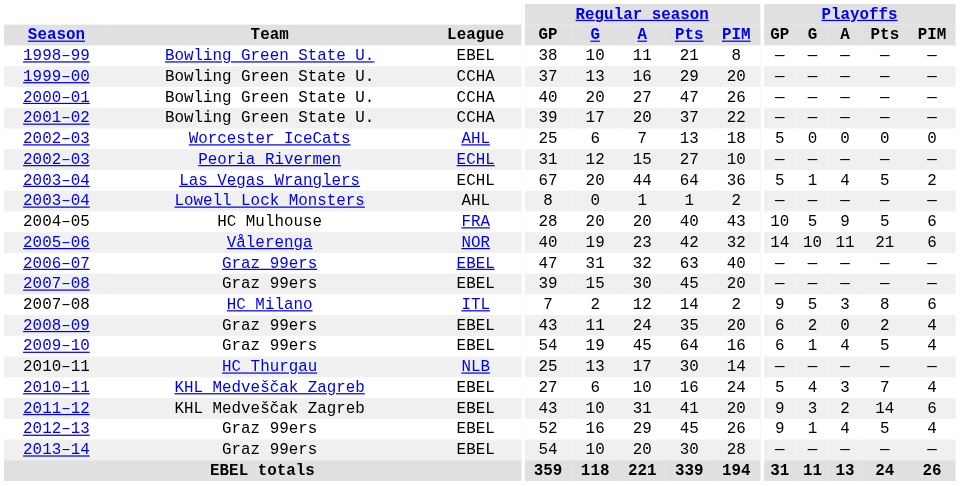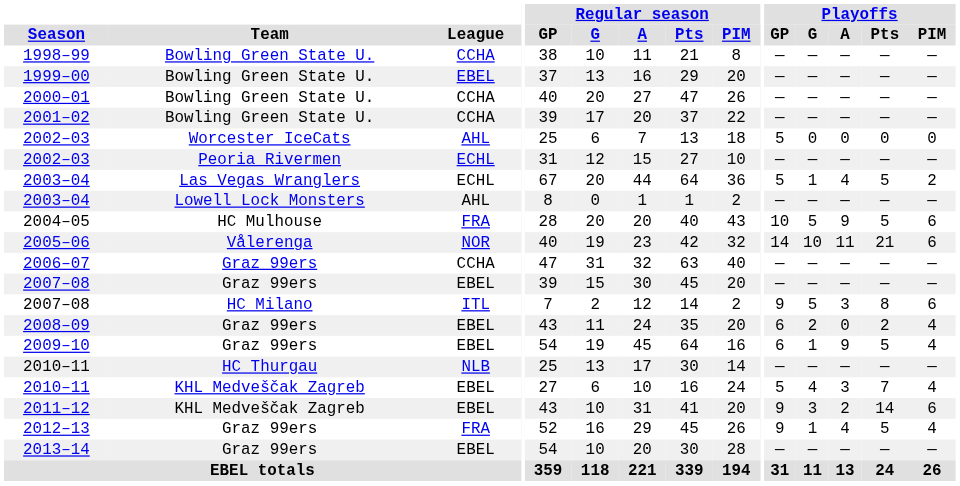(476, 56) EBEL -> (476, 56) CCHA
(476, 77) CCHA -> (476, 77) EBEL
(476, 263) EBEL -> (476, 263) CCHA
(845, 346) 4 -> (845, 346) 9
(476, 429) EBEL -> (476, 429) FRA
